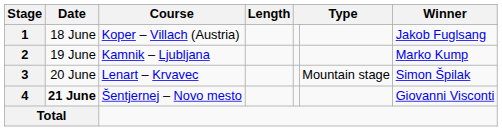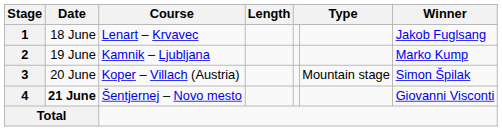(171, 34) Koper – Villach (Austria) -> (150, 34) Lenart – Krvavec
(150, 75) Lenart – Krvavec -> (171, 75) Koper – Villach (Austria)
